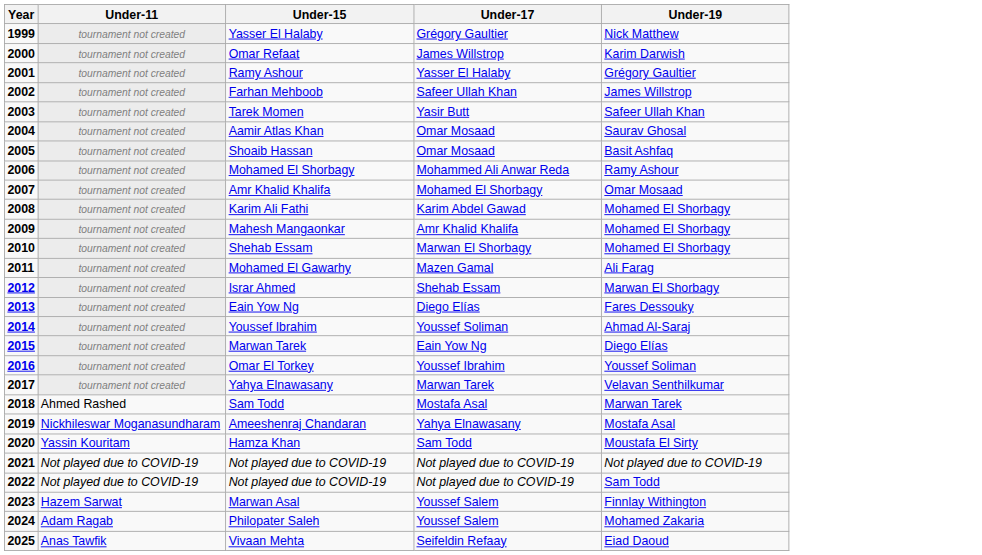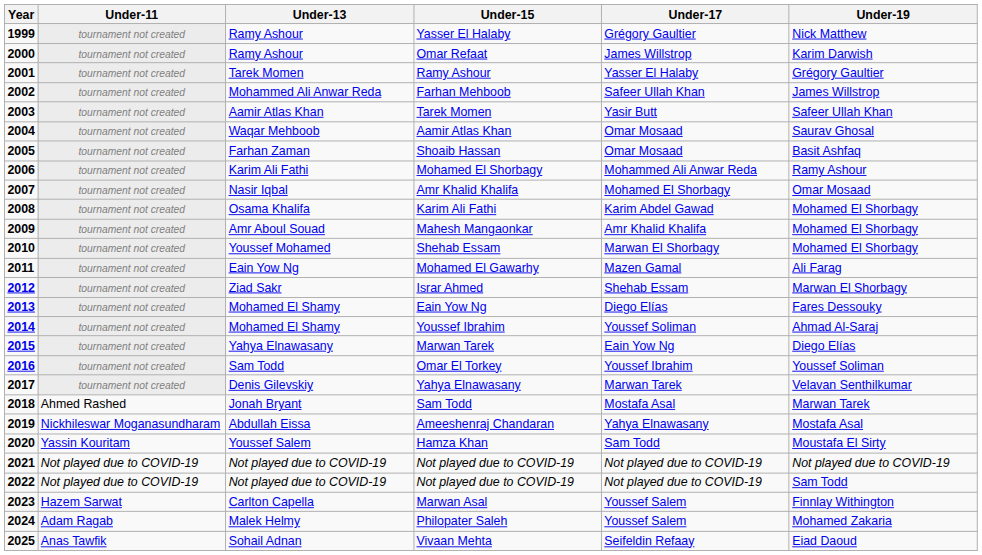+ column: (320, 14)
